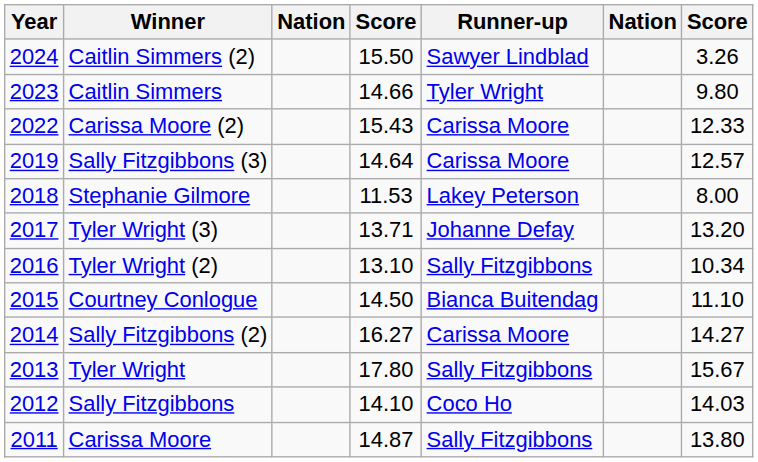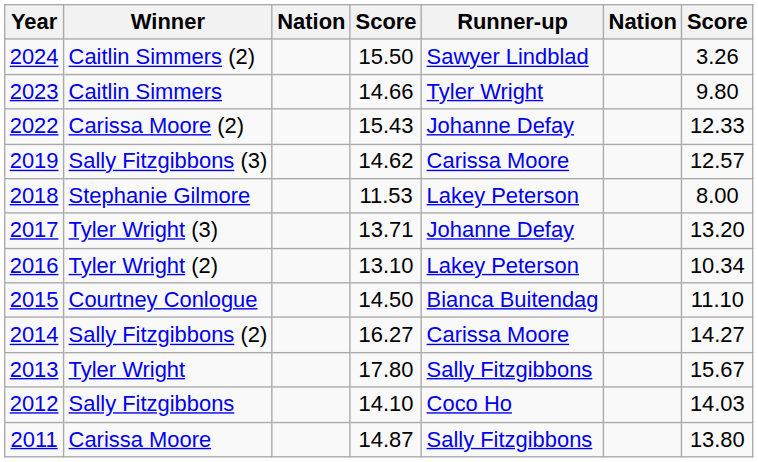(498, 126) Carissa Moore -> (500, 126) Johanne Defay
(386, 160) 14.64 -> (386, 160) 14.62
(509, 265) Sally Fitzgibbons -> (503, 265) Lakey Peterson
